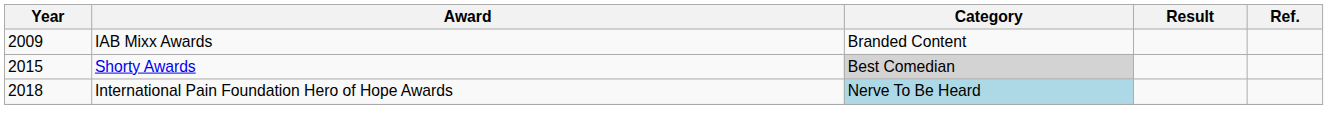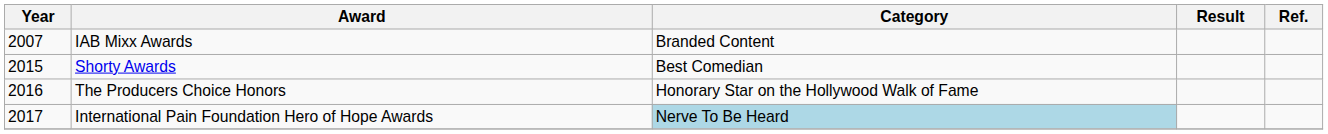(26, 41) 2009 -> (26, 41) 2007
(901, 66) lightgrey background -> (709, 66) no background
+ row: (181, 91)
(26, 91) 2018 -> (26, 116) 2017
